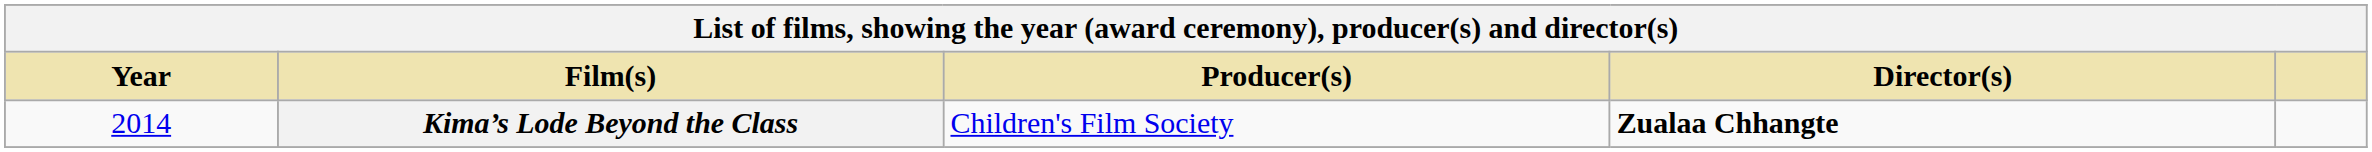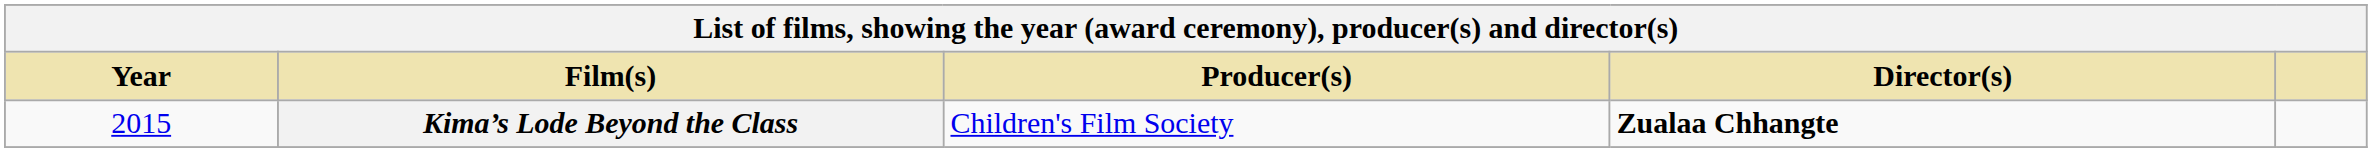(141, 123) 2014 -> (141, 123) 2015
